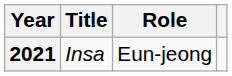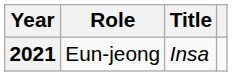columns swapped: (86, 20) <-> (165, 20)
